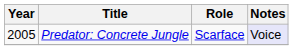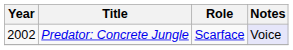(21, 34) 2005 -> (21, 34) 2002
